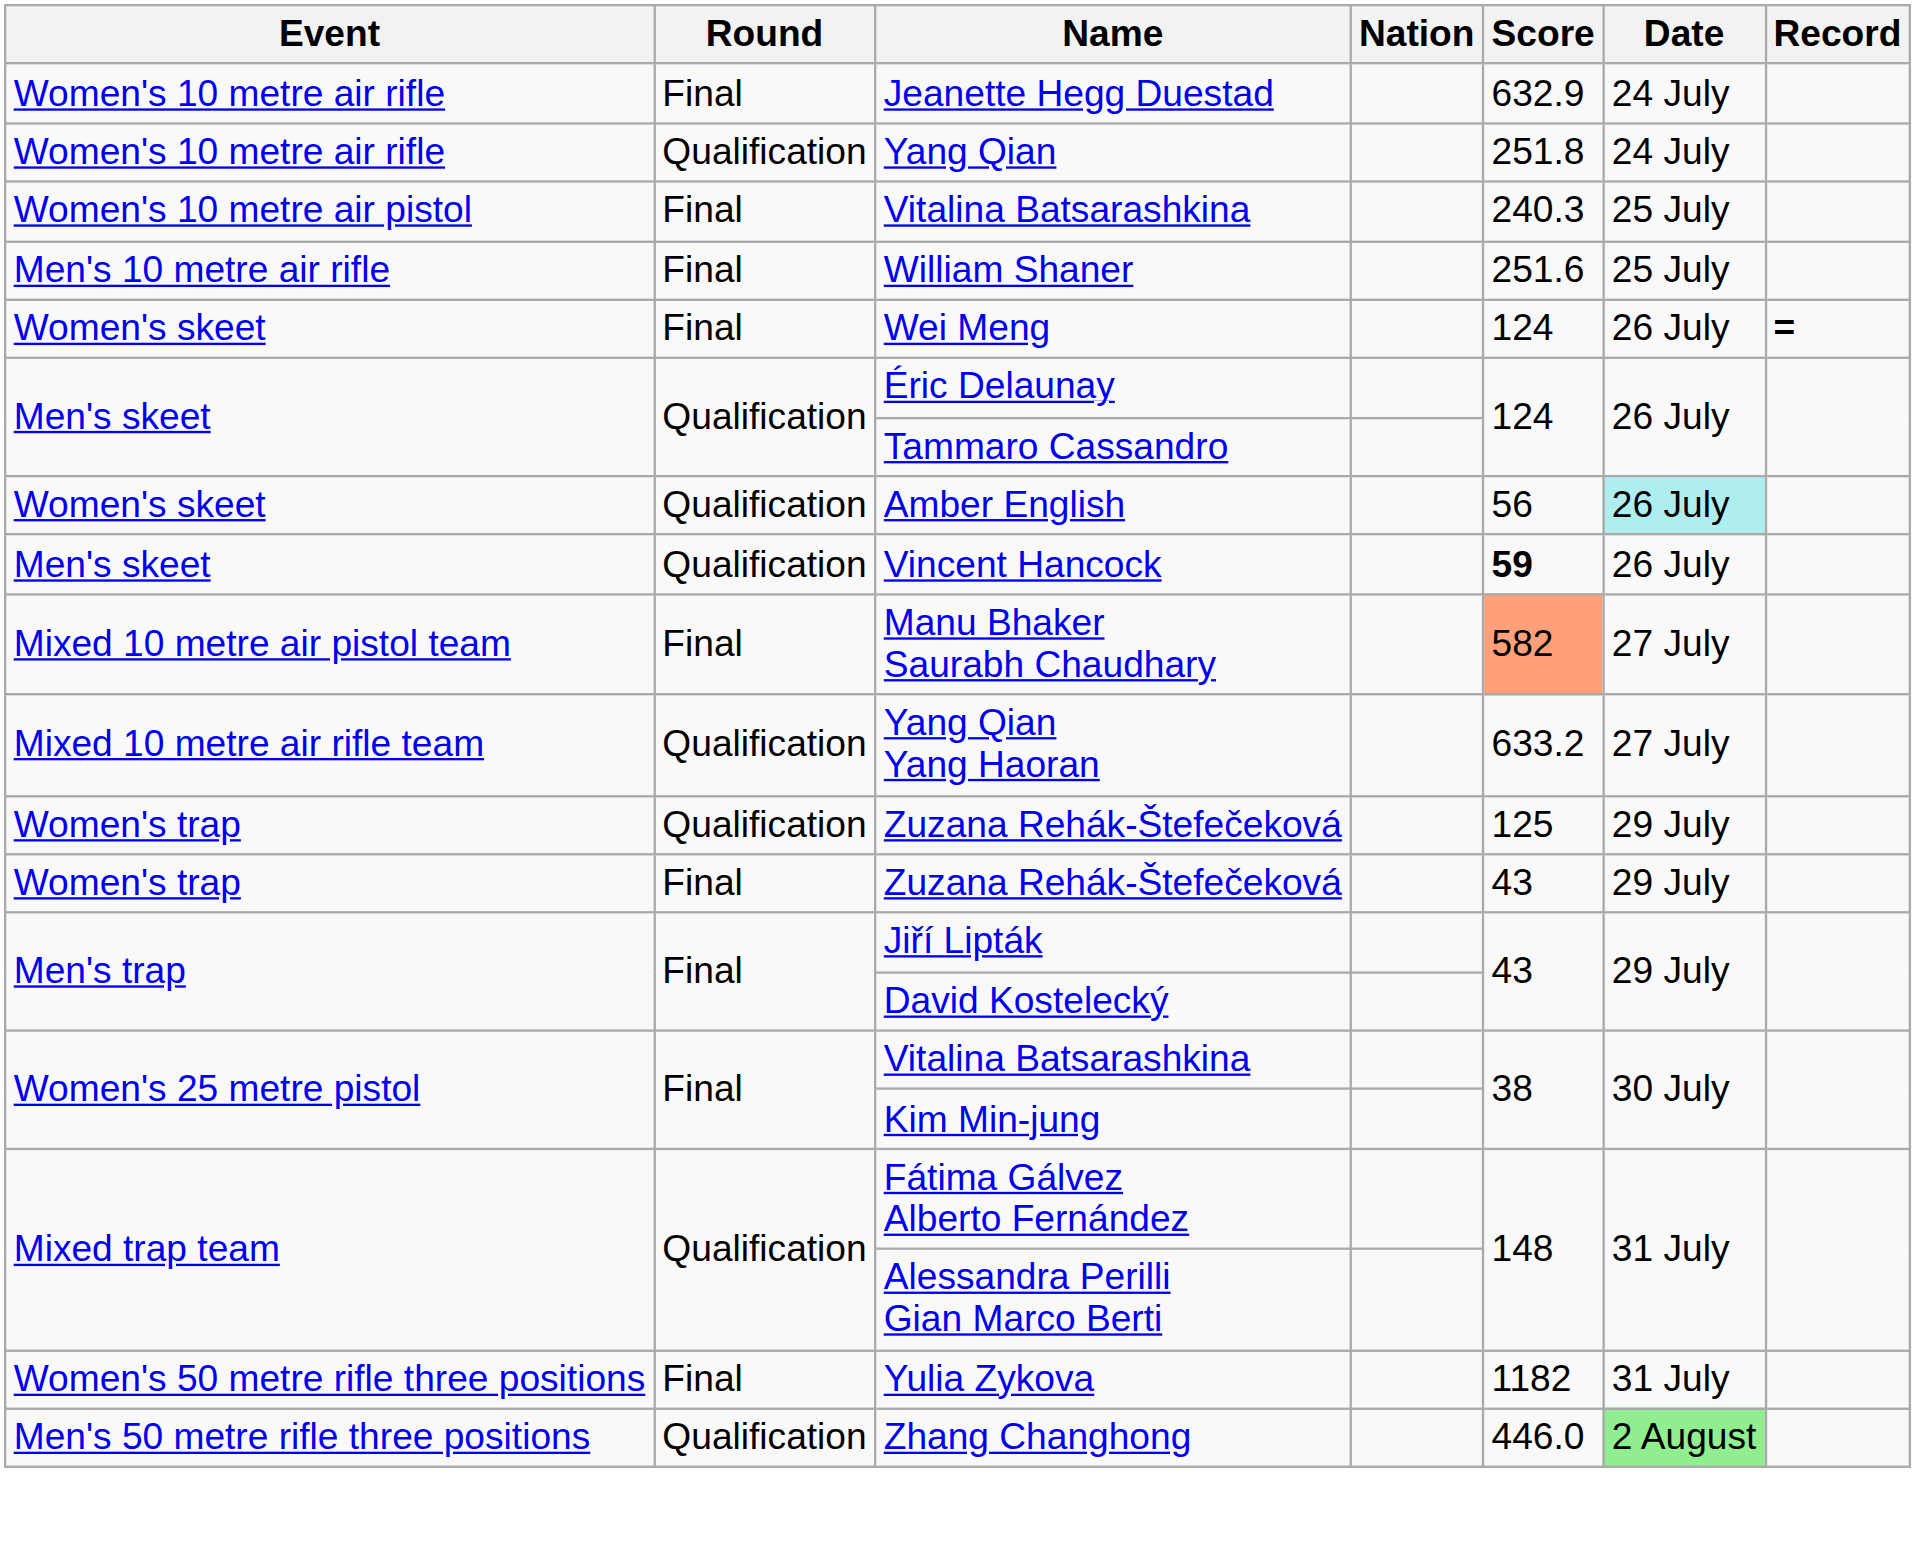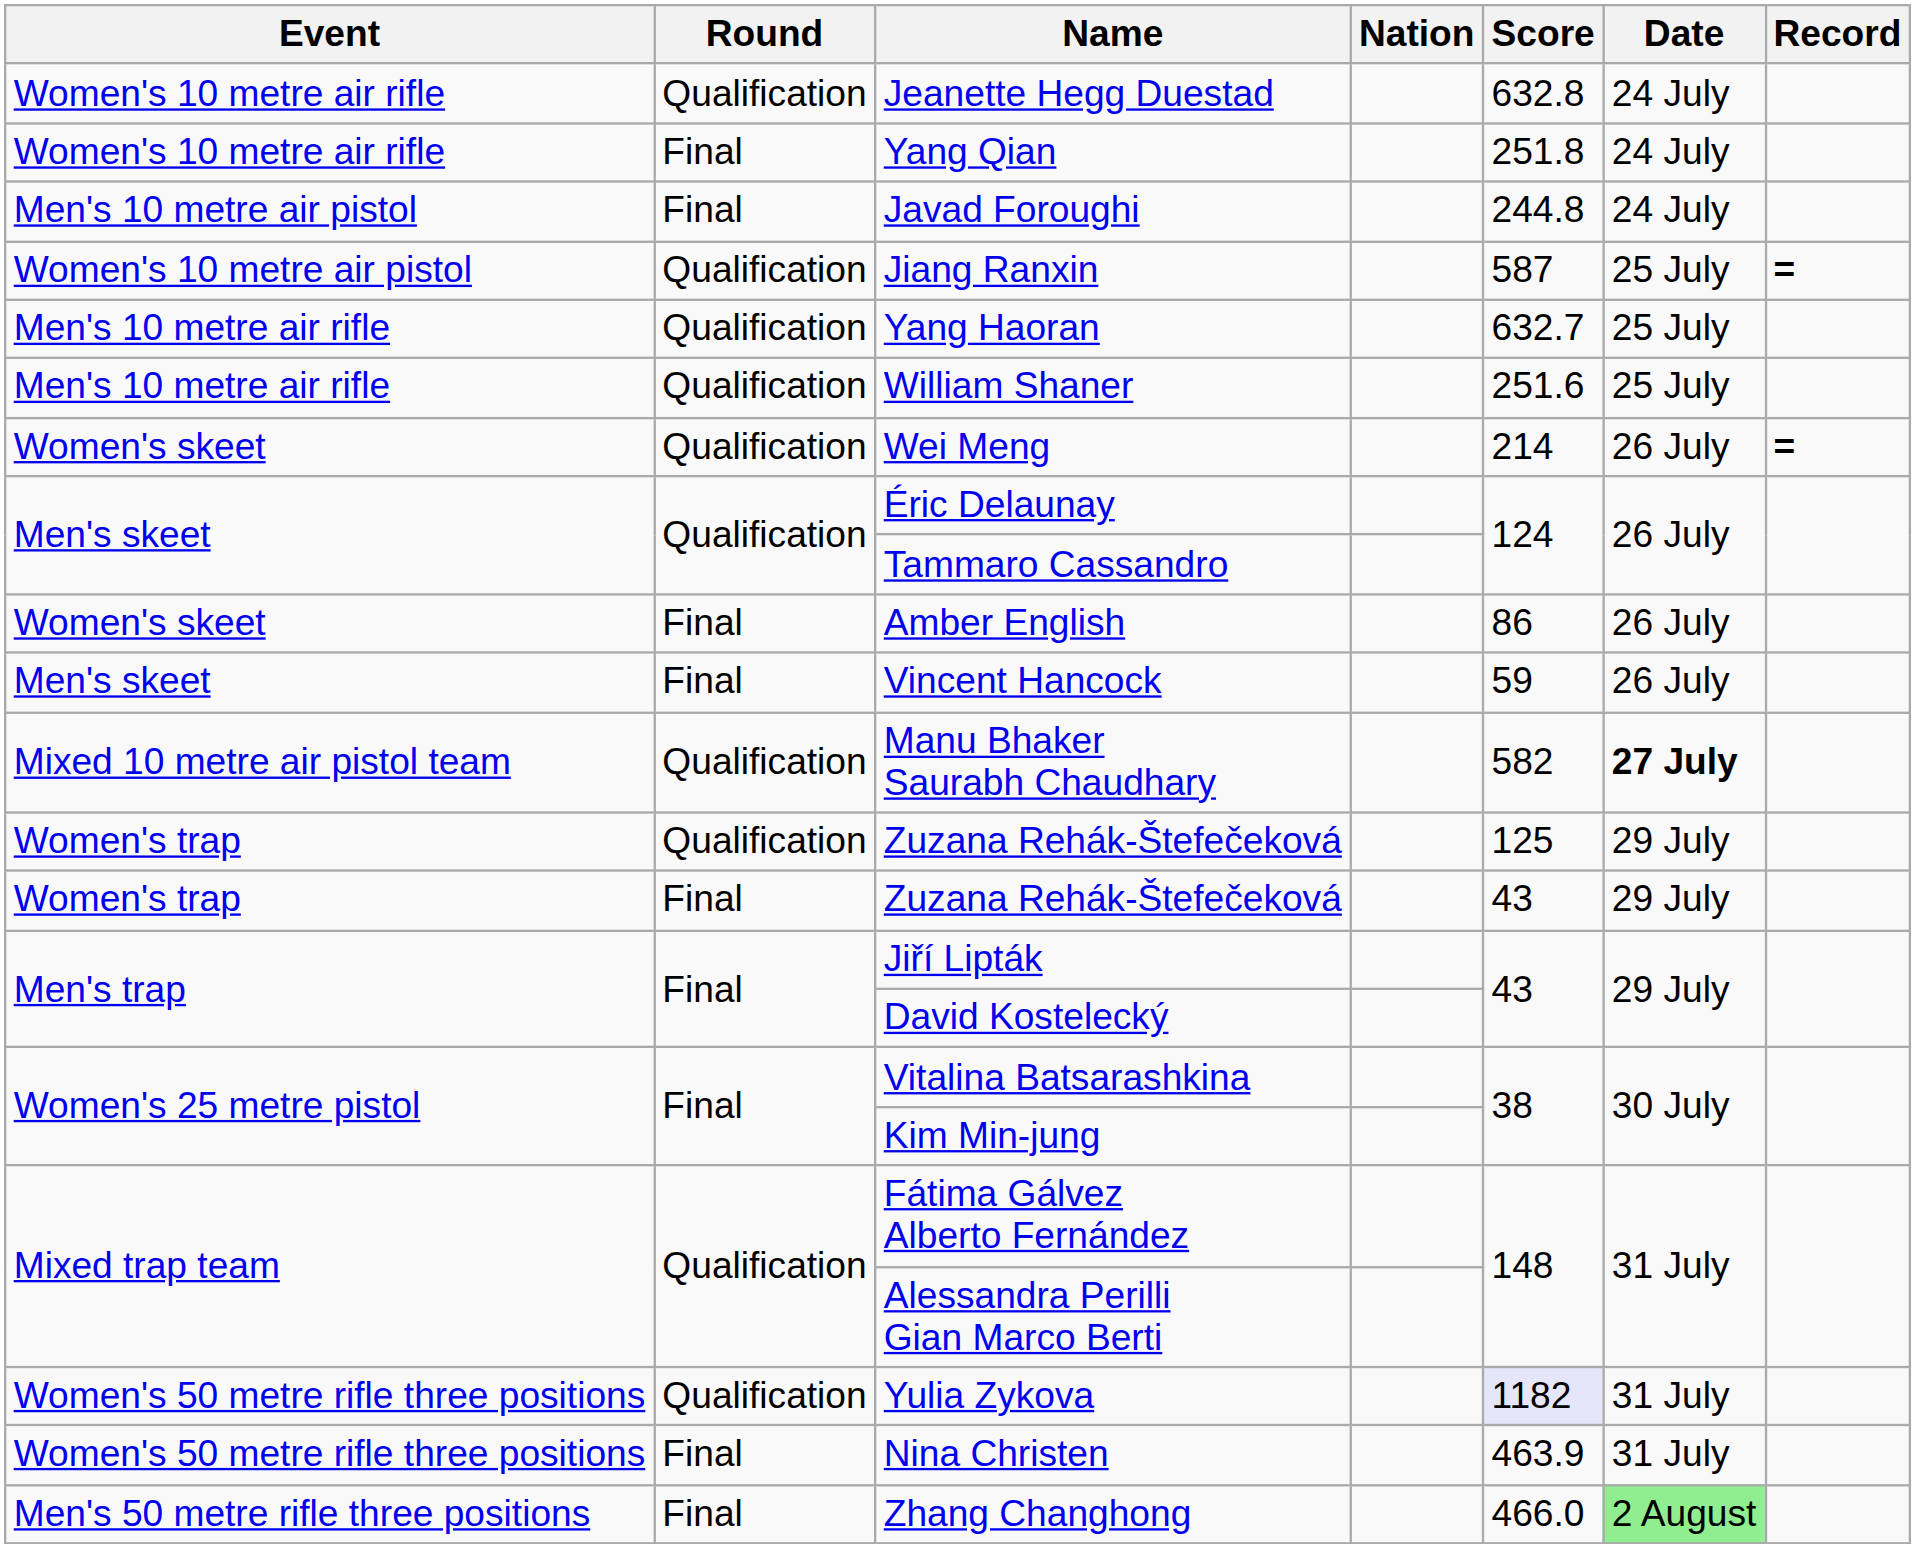(703, 92) Final -> (765, 92) Qualification
(1538, 92) 632.9 -> (1538, 92) 632.8
(765, 151) Qualification -> (703, 151) Final
+ row: (215, 210)
+ row: (243, 269)
- row: (243, 210)
+ row: (202, 328)
(703, 269) Final -> (765, 387) Qualification
(703, 328) Final -> (765, 446) Qualification
(1523, 328) 124 -> (1523, 446) 214
(765, 504) Qualification -> (703, 622) Final
(1512, 504) 56 -> (1512, 622) 86
(1671, 504) paleturquoise background -> (1671, 622) no background
(765, 563) Qualification -> (703, 681) Final
(1512, 563) bold -> (1512, 681) normal
(703, 643) Final -> (765, 761) Qualification
(1523, 643) lightsalmon background -> (1523, 761) no background
(1671, 643) normal -> (1675, 761) bold
- row: (249, 744)
(703, 1378) Final -> (765, 1395) Qualification
(1531, 1378) no background -> (1531, 1395) lavender background
+ row: (329, 1454)
(765, 1437) Qualification -> (703, 1513) Final
(1538, 1437) 446.0 -> (1538, 1513) 466.0
